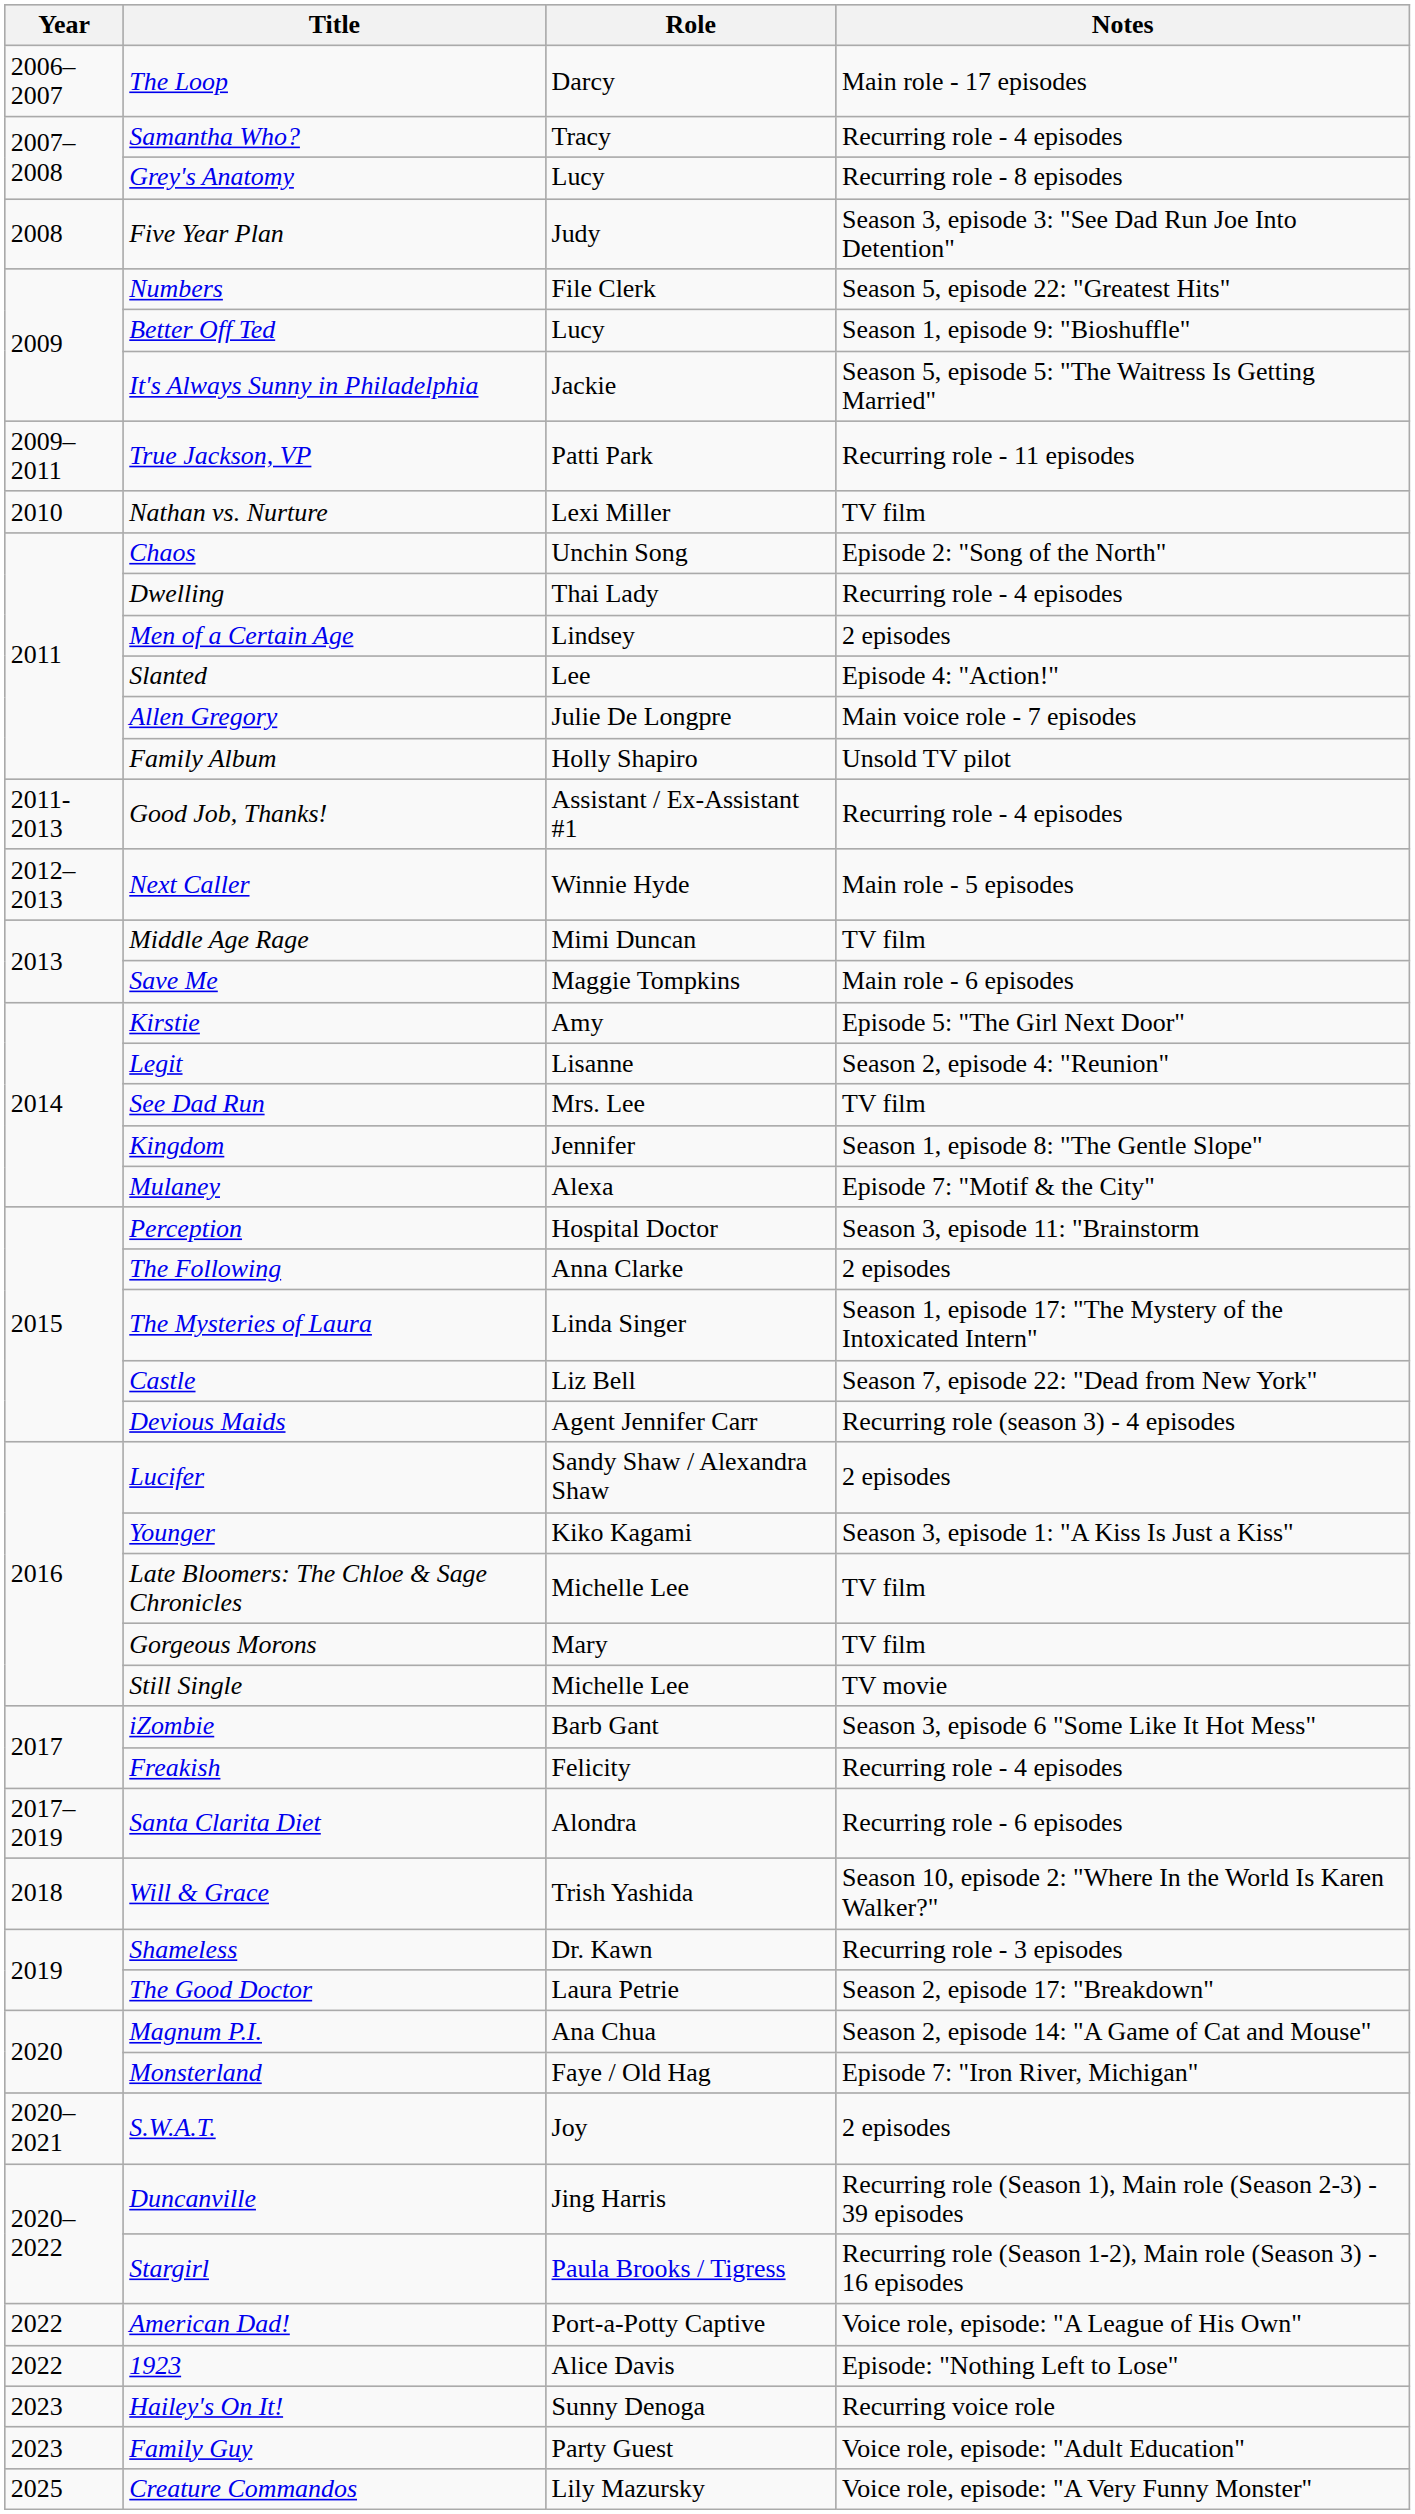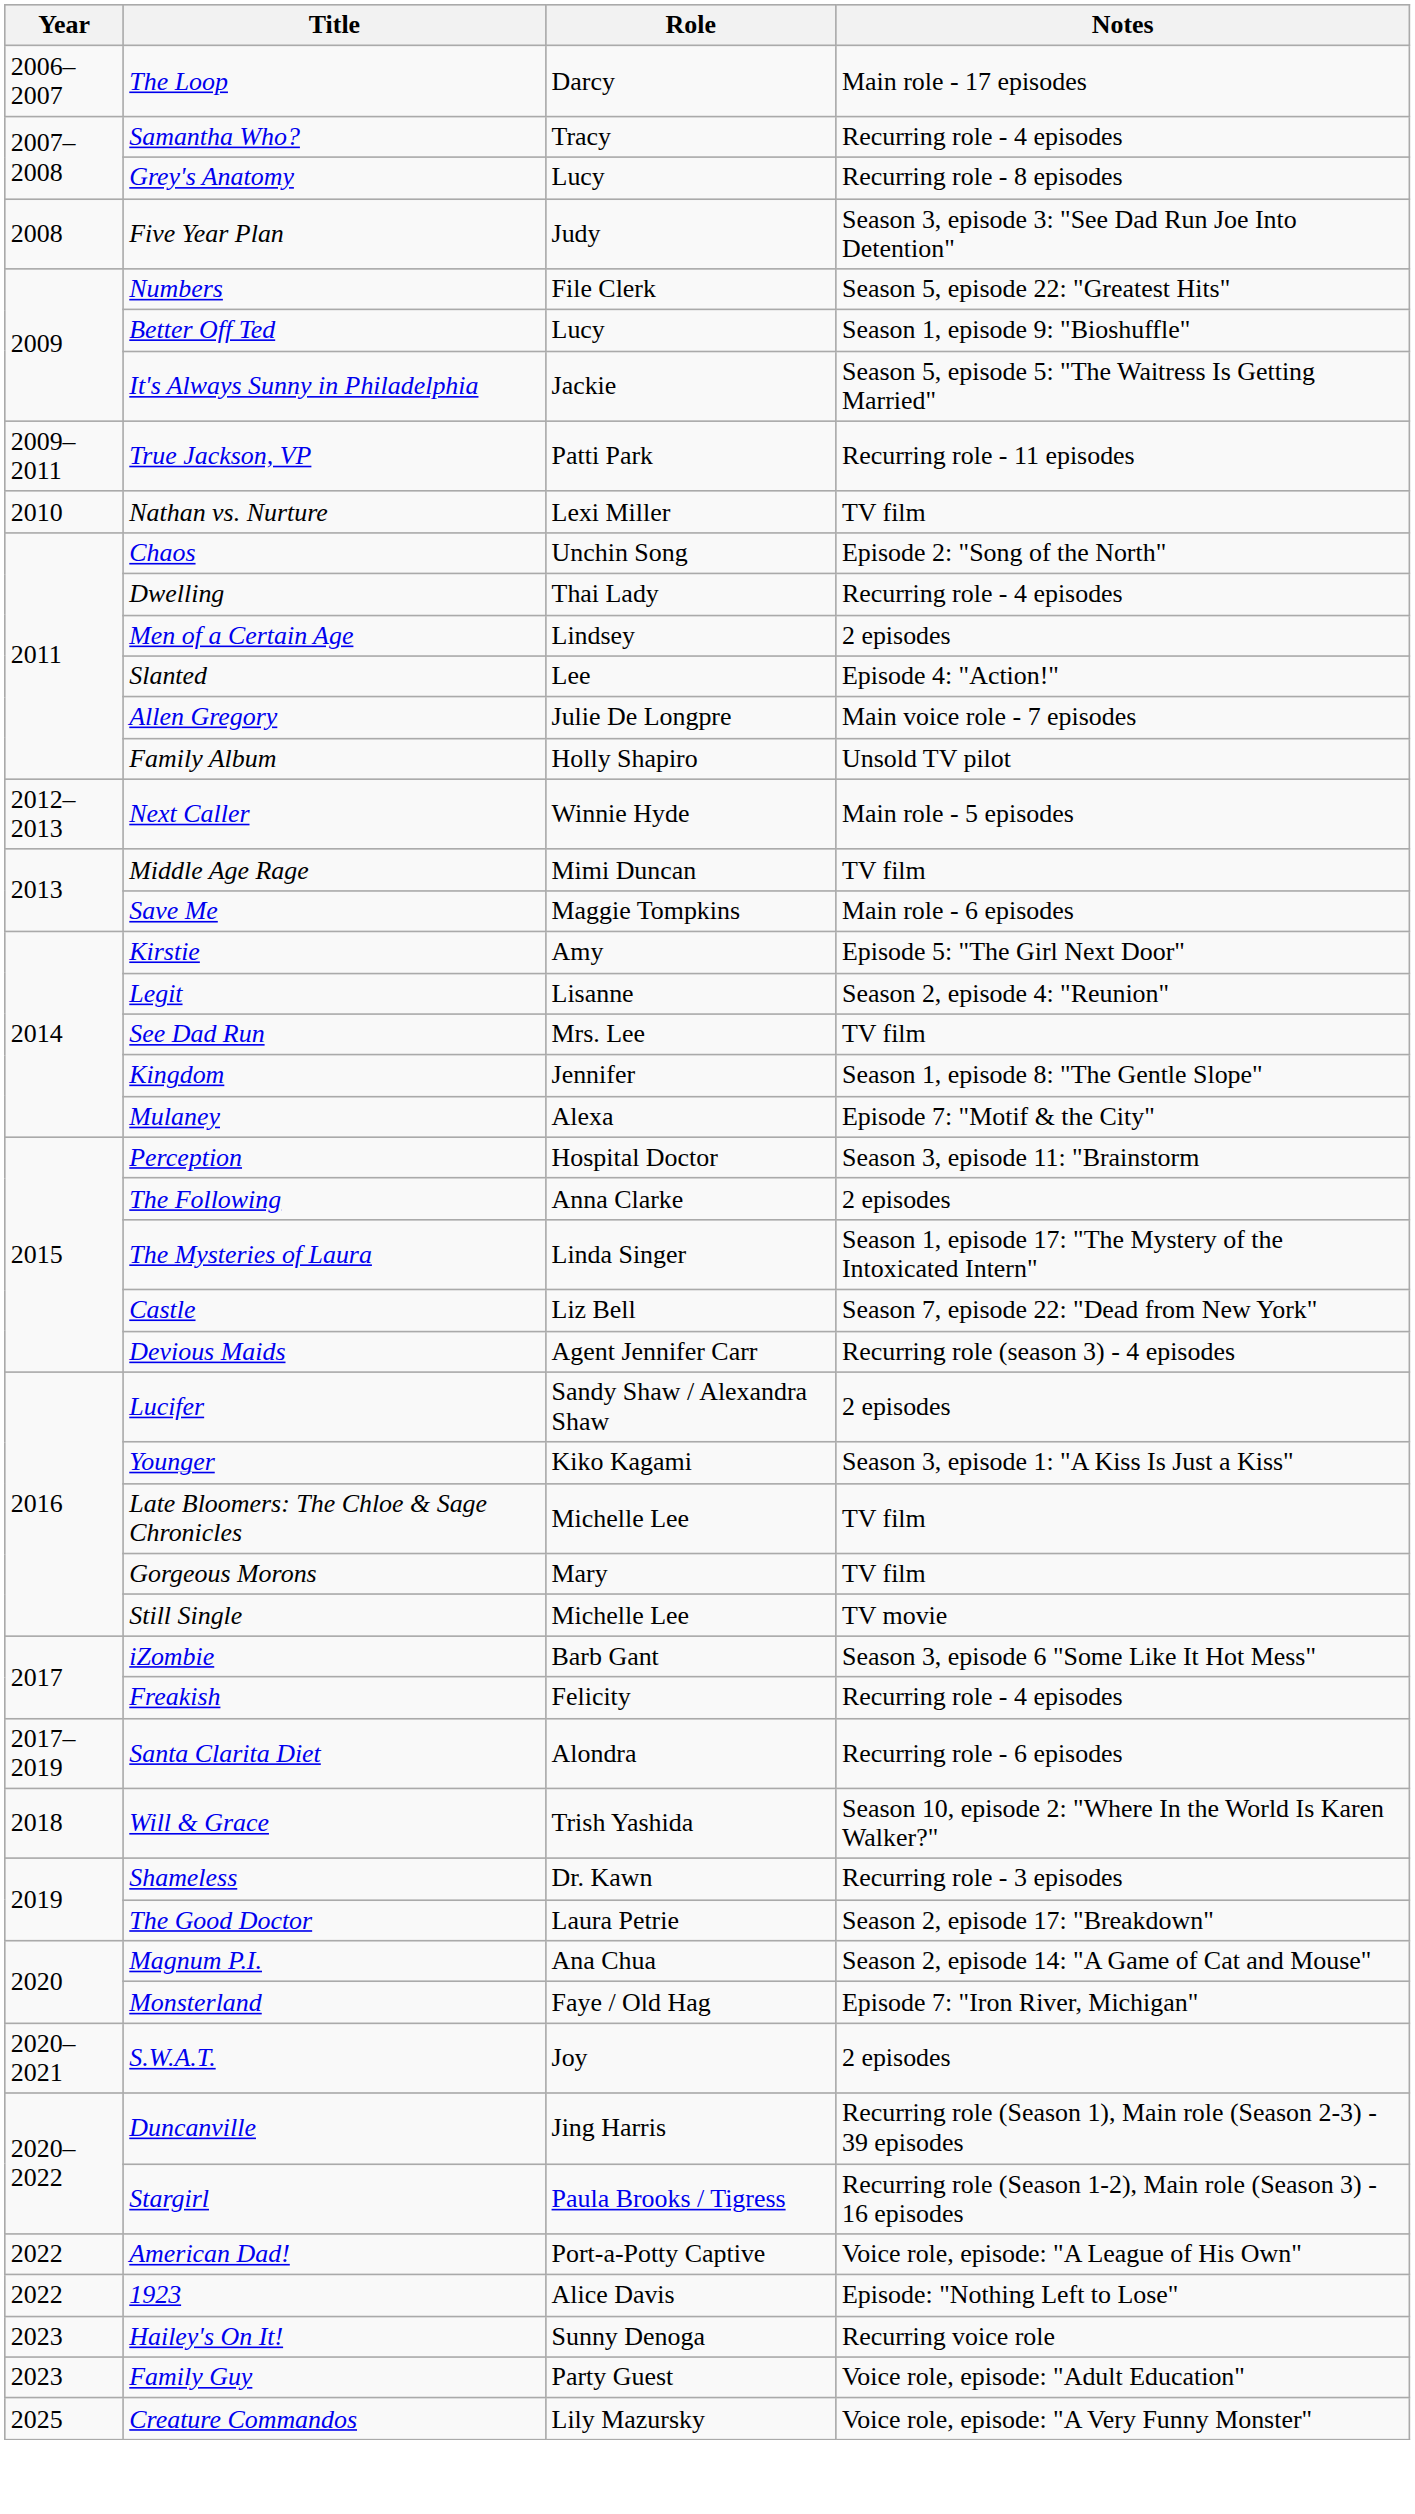- row: (228, 813)
